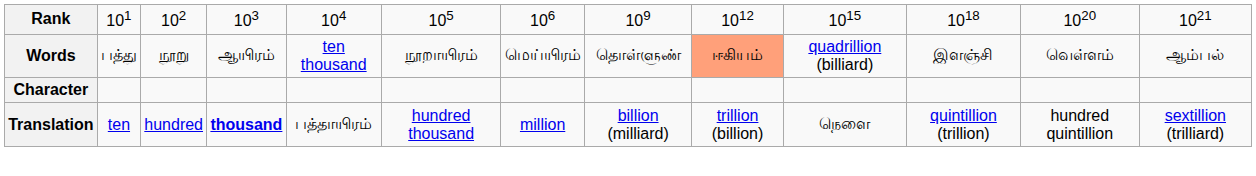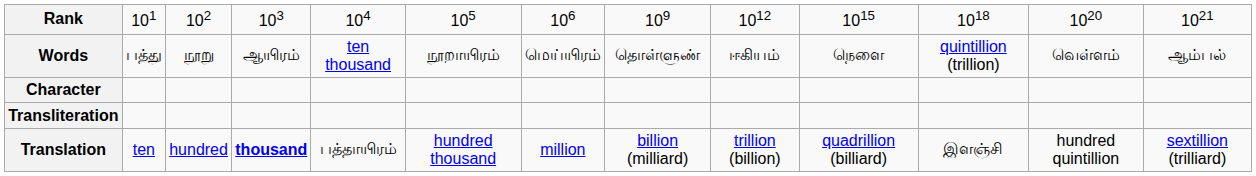(738, 54) lightsalmon background -> (755, 54) no background
(845, 55) quadrillion (billiard) -> (859, 54) நெளை
(963, 54) இளஞ்சி -> (973, 55) quintillion (trillion)
+ row: (63, 115)
(845, 123) நெளை -> (859, 150) quadrillion (billiard)
(963, 124) quintillion (trillion) -> (973, 149) இளஞ்சி
